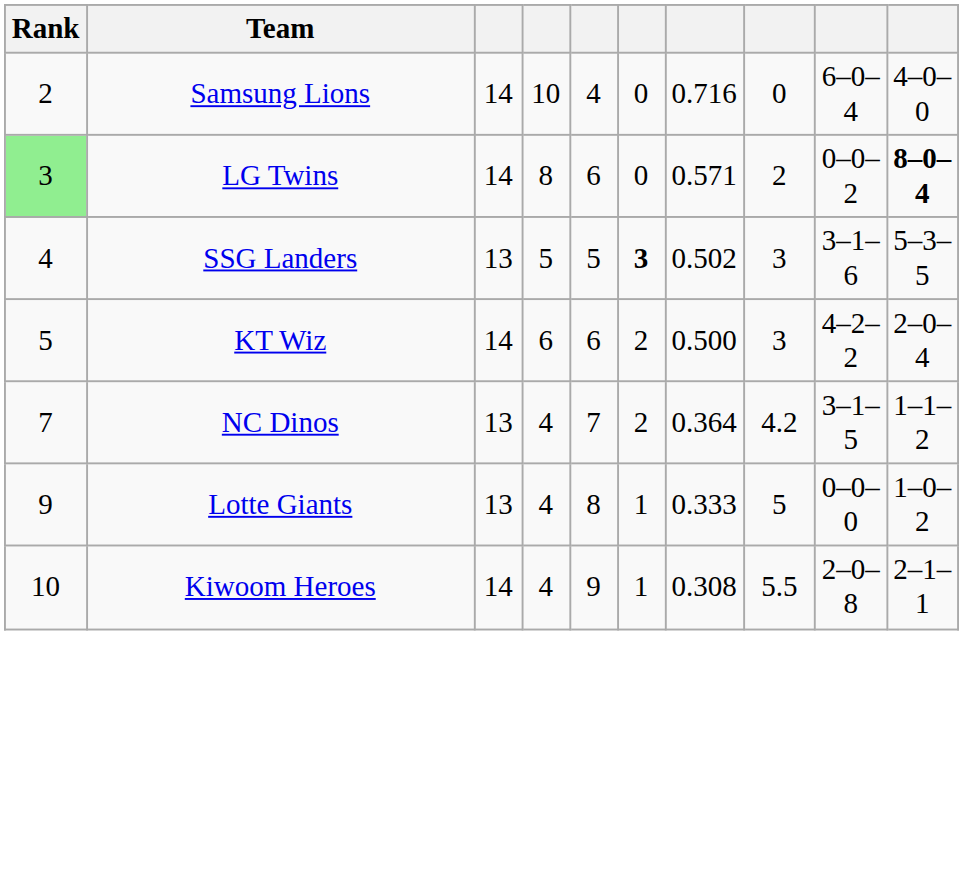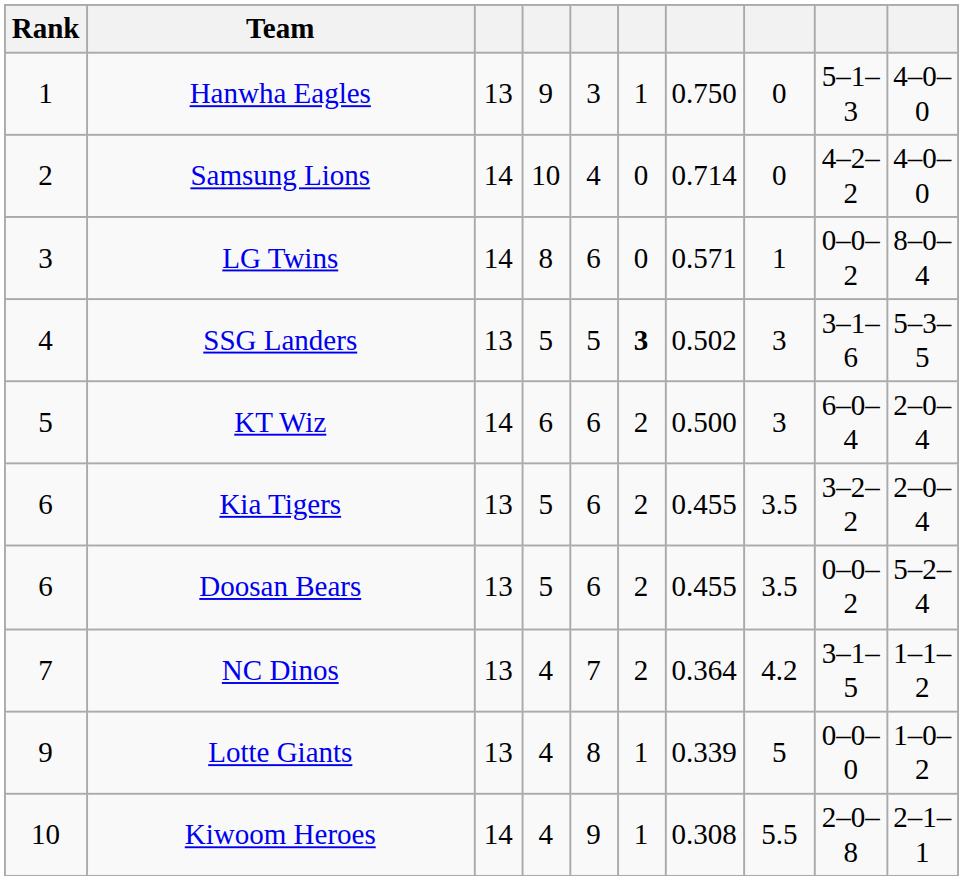+ row: (280, 93)
(704, 93) 0.716 -> (704, 175) 0.714
(851, 93) 6–0–4 -> (851, 175) 4–2–2
(46, 175) lightgreen background -> (46, 258) no background
(779, 175) 2 -> (779, 258) 1
(922, 175) bold -> (922, 258) normal
(851, 340) 4–2–2 -> (851, 422) 6–0–4
+ row: (280, 504)
+ row: (280, 587)
(704, 504) 0.333 -> (704, 751) 0.339
